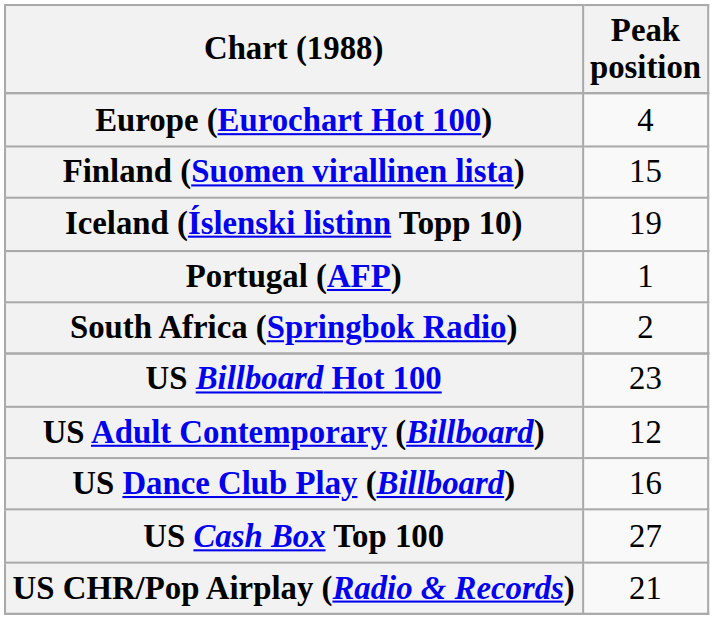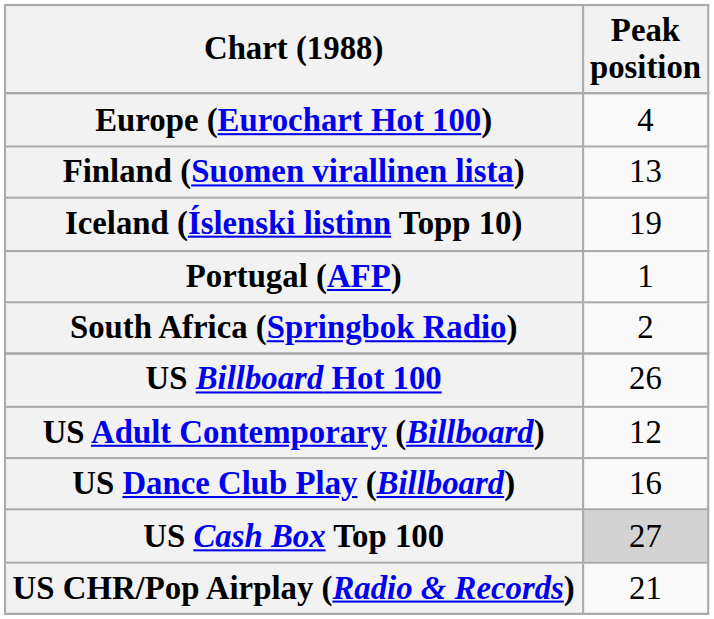(645, 171) 15 -> (645, 171) 13
(645, 379) 23 -> (645, 379) 26
(645, 535) no background -> (645, 535) lightgrey background
